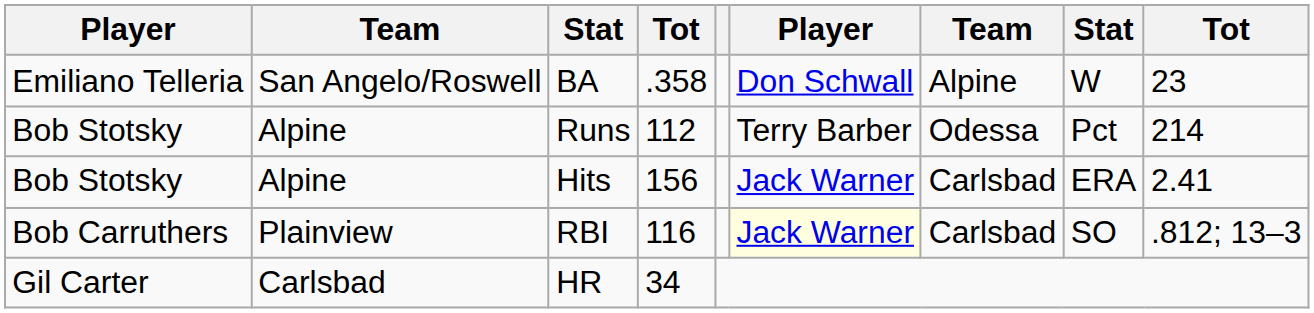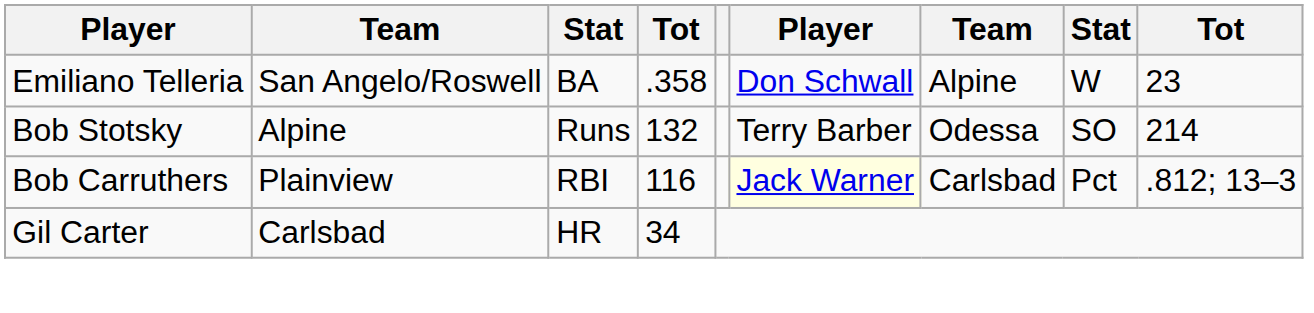(671, 130) 112 -> (672, 130) 132
(1094, 130) Pct -> (1094, 130) SO
- row: (584, 181)
(1094, 231) SO -> (1094, 181) Pct
